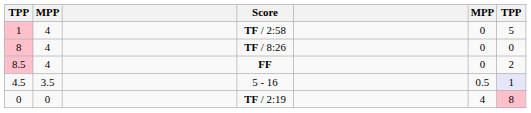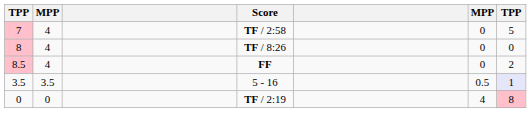(19, 30) 1 -> (19, 30) 7
(19, 82) 4.5 -> (19, 82) 3.5
